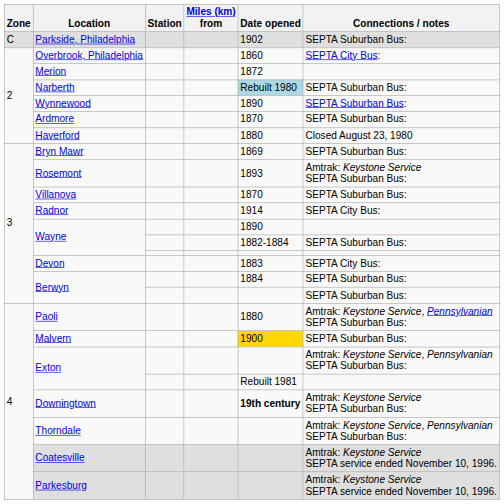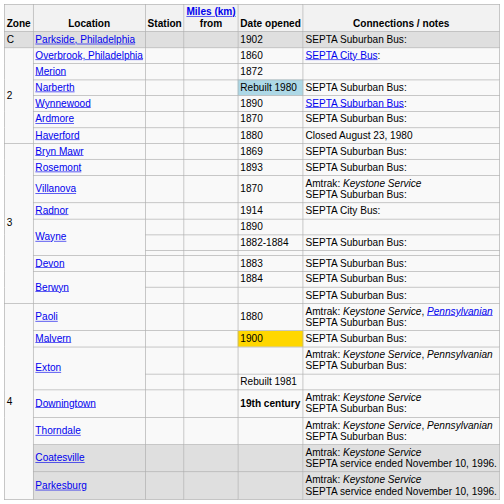(363, 173) Amtrak: Keystone Service SEPTA Suburban Bus: -> (356, 167) SEPTA Suburban Bus:
(356, 195) SEPTA Suburban Bus: -> (363, 189) Amtrak: Keystone Service SEPTA Suburban Bus:
(343, 263) SEPTA City Bus: -> (356, 263) SEPTA Suburban Bus:
